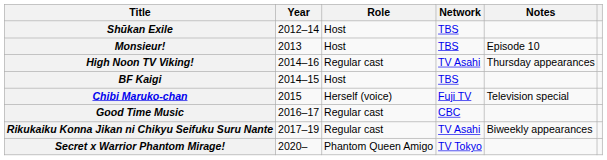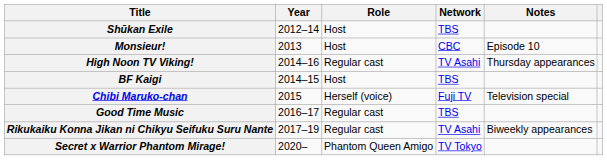(448, 46) TBS -> (449, 46) CBC
(449, 113) CBC -> (448, 113) TBS
